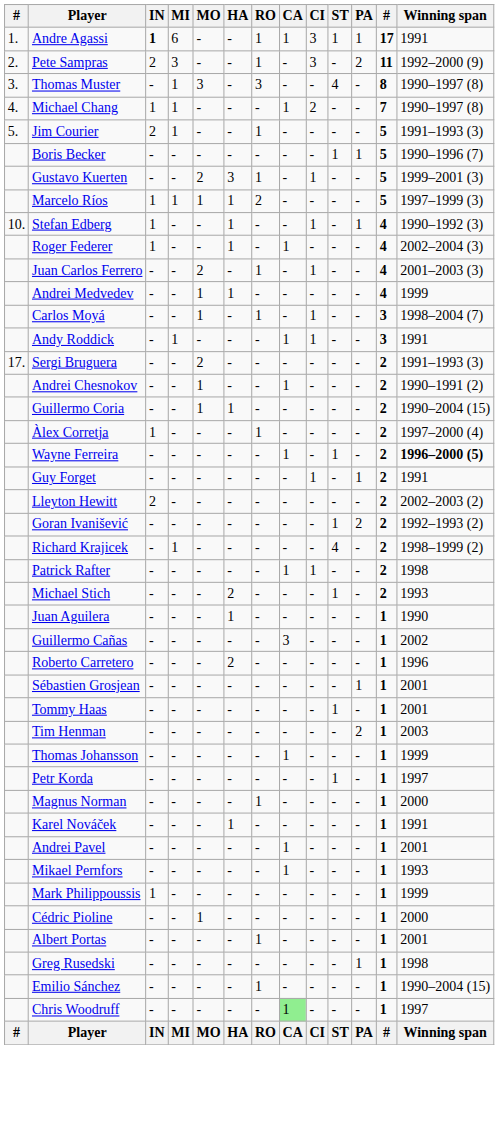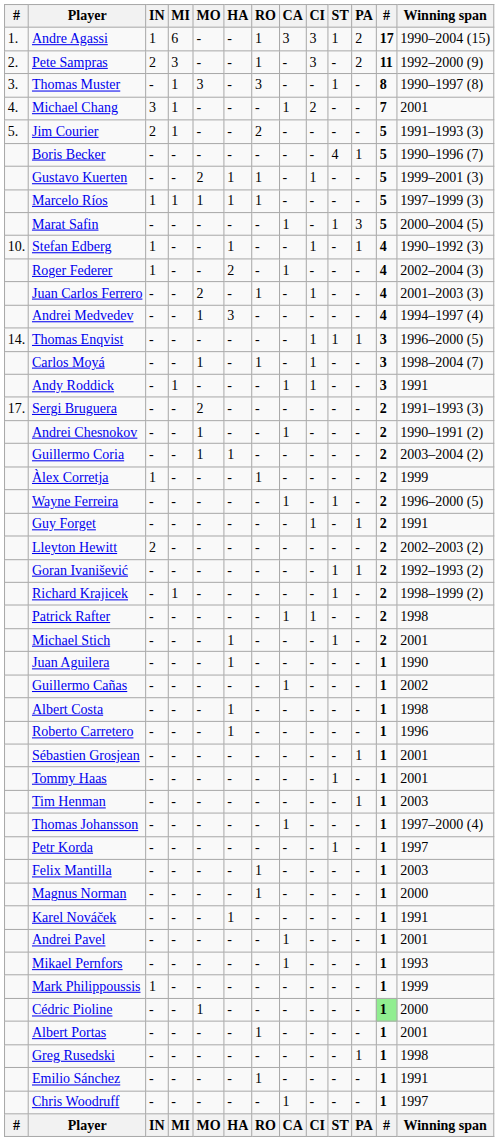(153, 38) bold -> (153, 38) normal
(286, 38) 1 -> (286, 38) 3
(359, 38) 1 -> (359, 38) 2
(414, 38) 1991 -> (445, 38) 1990–2004 (15)
(335, 84) 4 -> (335, 84) 1
(153, 108) 1 -> (153, 108) 3
(442, 108) 1990–1997 (8) -> (414, 108) 2001
(258, 131) 1 -> (258, 131) 2
(335, 154) 1 -> (335, 154) 4
(231, 177) 3 -> (231, 177) 1
(258, 200) 2 -> (258, 200) 1
+ row: (65, 223)
(231, 246) 1 -> (231, 269) 2
(231, 292) 1 -> (231, 316) 3
(414, 292) 1999 -> (442, 316) 1994–1997 (4)
+ row: (78, 339)
(445, 408) 1990–2004 (15) -> (442, 454) 2003–2004 (2)
(442, 431) 1997–2000 (4) -> (414, 477) 1999
(442, 454) bold -> (442, 500) normal
(359, 524) 2 -> (359, 570) 1
(335, 547) 4 -> (335, 593) 1
(231, 593) 2 -> (231, 639) 1
(414, 593) 1993 -> (414, 639) 2001
(286, 639) 3 -> (286, 685) 1
+ row: (68, 708)
(231, 662) 2 -> (231, 732) 1
(359, 732) 2 -> (359, 801) 1
(414, 755) 1999 -> (442, 824) 1997–2000 (4)
+ row: (72, 870)
(383, 916) no background -> (383, 1009) lightgreen background
(445, 986) 1990–2004 (15) -> (414, 1078) 1991
(286, 1009) lightgreen background -> (286, 1101) no background
